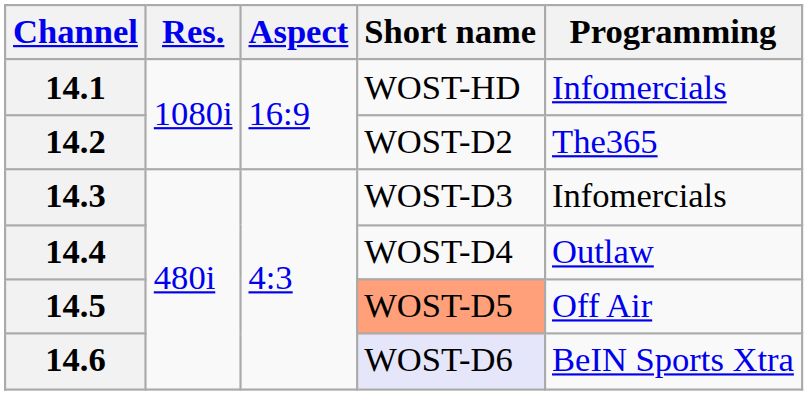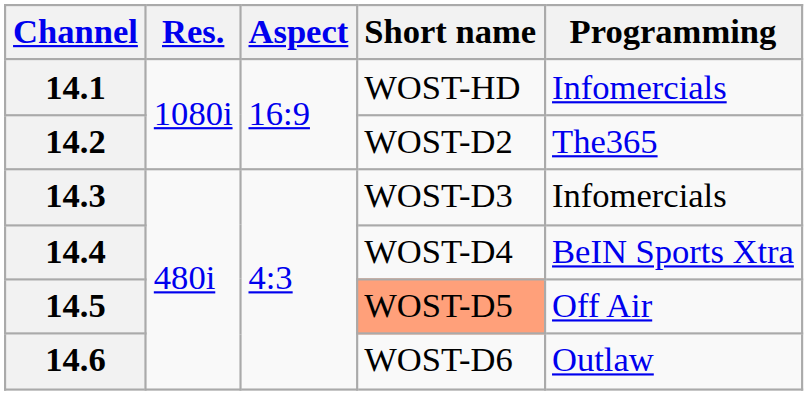(603, 251) Outlaw -> (673, 251) BeIN Sports Xtra
(438, 360) lavender background -> (438, 360) no background
(673, 360) BeIN Sports Xtra -> (603, 360) Outlaw
